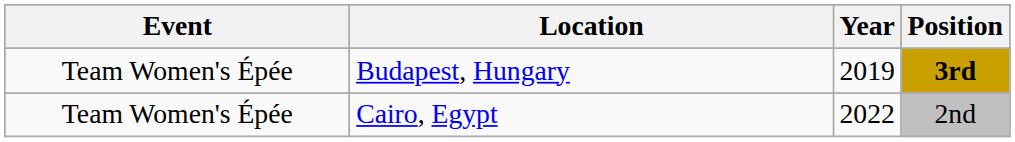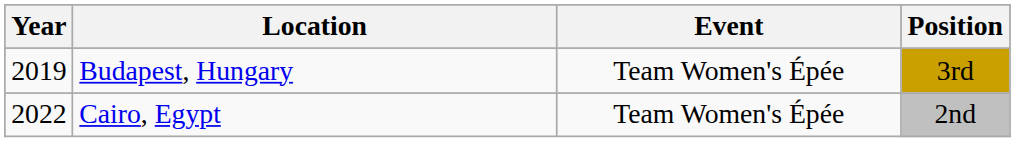columns swapped: (867, 26) <-> (177, 26)
(955, 70) bold -> (955, 70) normal
